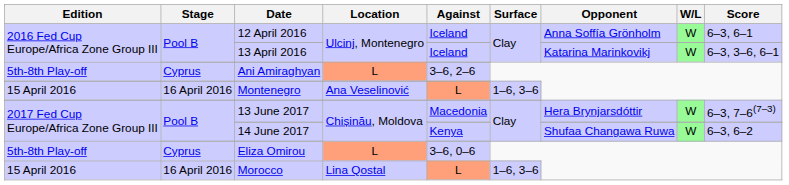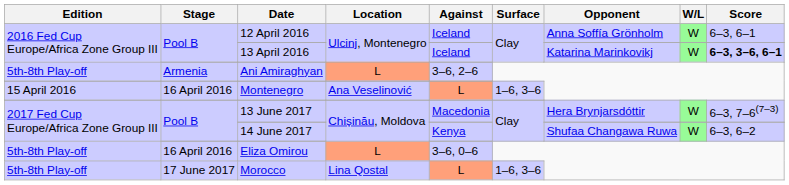(743, 51) normal -> (746, 51) bold
(182, 71) Cyprus -> (185, 71) Armenia
(182, 150) Cyprus -> (198, 150) 16 April 2016
(42, 169) 15 April 2016 -> (47, 169) 5th-8th Play-off
(198, 169) 16 April 2016 -> (199, 169) 17 June 2017
